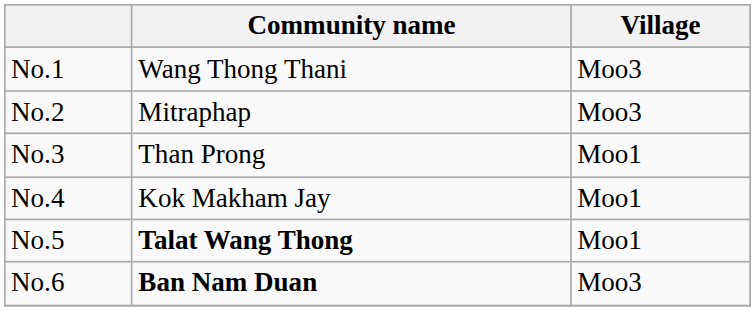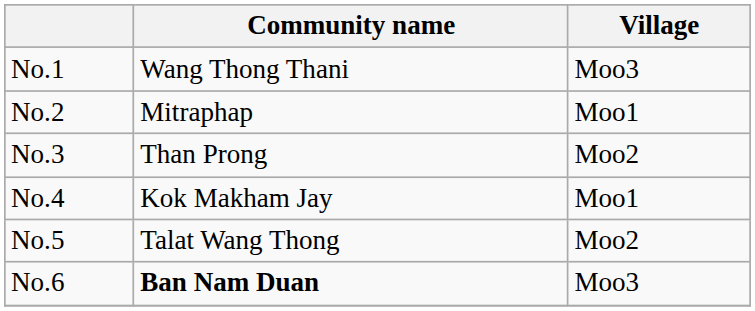(610, 111) Moo3 -> (607, 111) Moo1
(610, 154) Moo1 -> (607, 154) Moo2
(246, 240) bold -> (240, 240) normal
(610, 240) Moo1 -> (607, 240) Moo2
